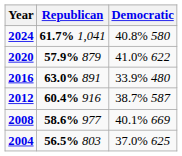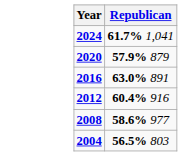- column: (143, 15)
